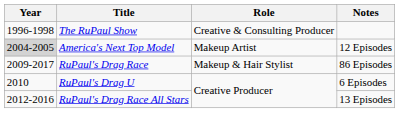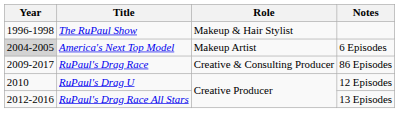(264, 30) Creative & Consulting Producer -> (243, 30) Makeup & Hair Stylist
(366, 47) 12 Episodes -> (363, 47) 6 Episodes
(243, 64) Makeup & Hair Stylist -> (264, 64) Creative & Consulting Producer
(363, 82) 6 Episodes -> (366, 82) 12 Episodes
